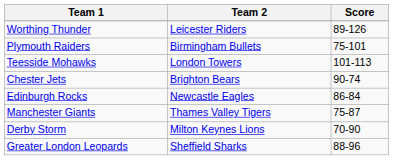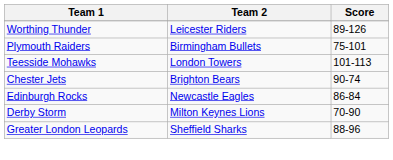- row: (51, 113)
